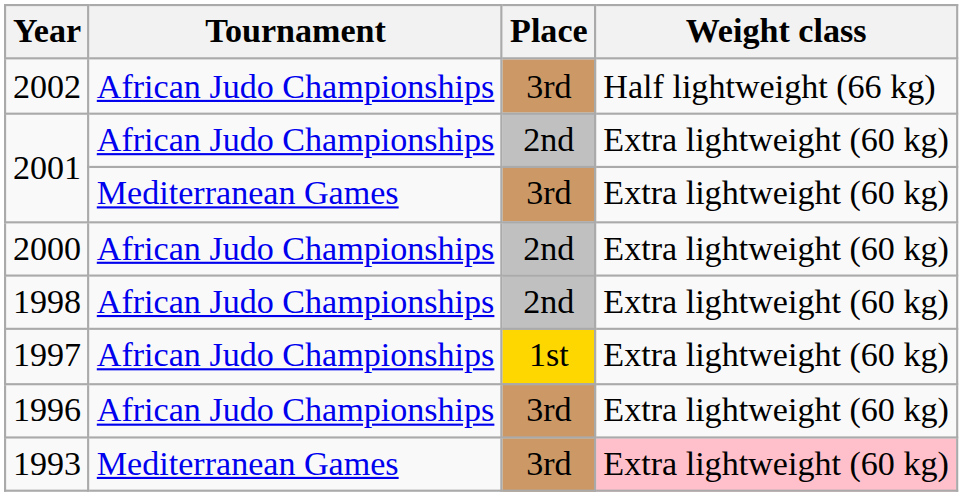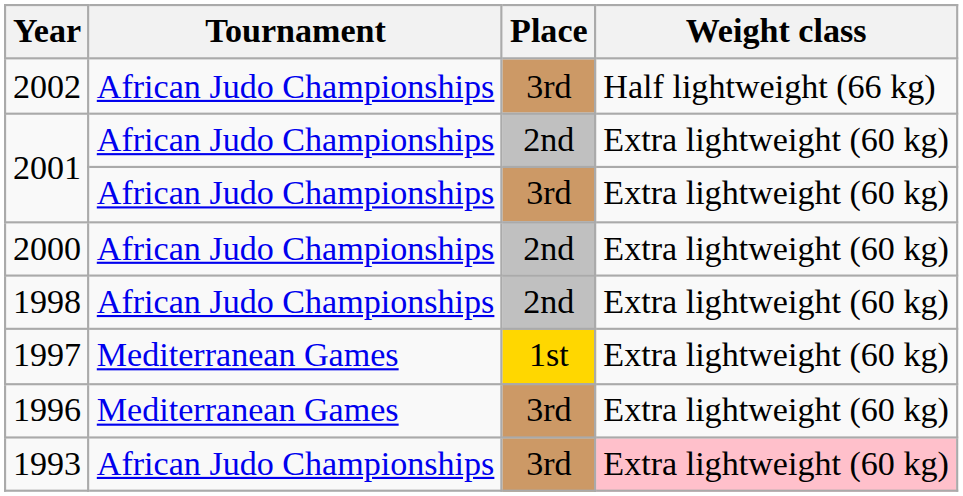(248, 193) Mediterranean Games -> (296, 193) African Judo Championships
(296, 355) African Judo Championships -> (248, 355) Mediterranean Games
(296, 409) African Judo Championships -> (248, 409) Mediterranean Games
(248, 463) Mediterranean Games -> (296, 463) African Judo Championships
